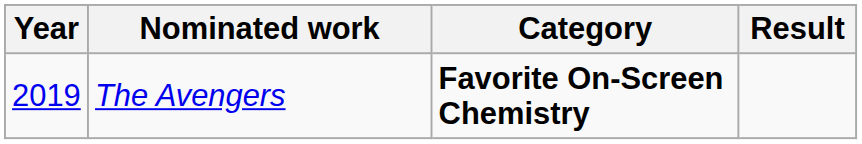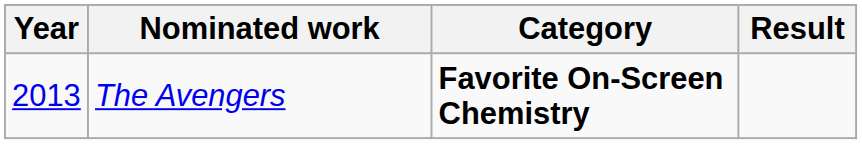(46, 95) 2019 -> (46, 95) 2013
